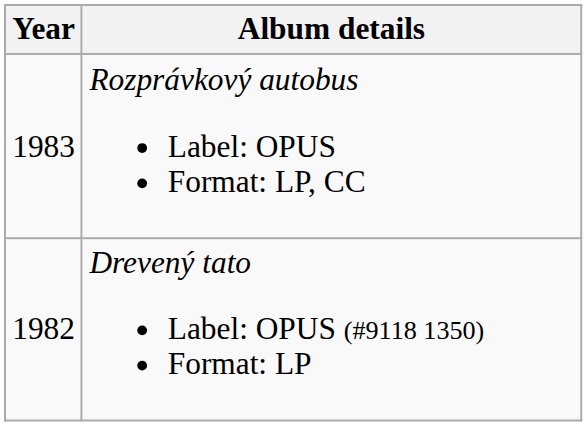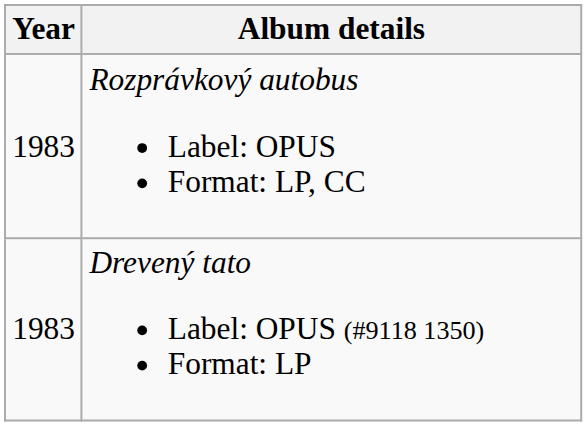(44, 328) 1982 -> (44, 328) 1983
